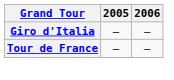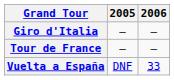+ row: (56, 66)
